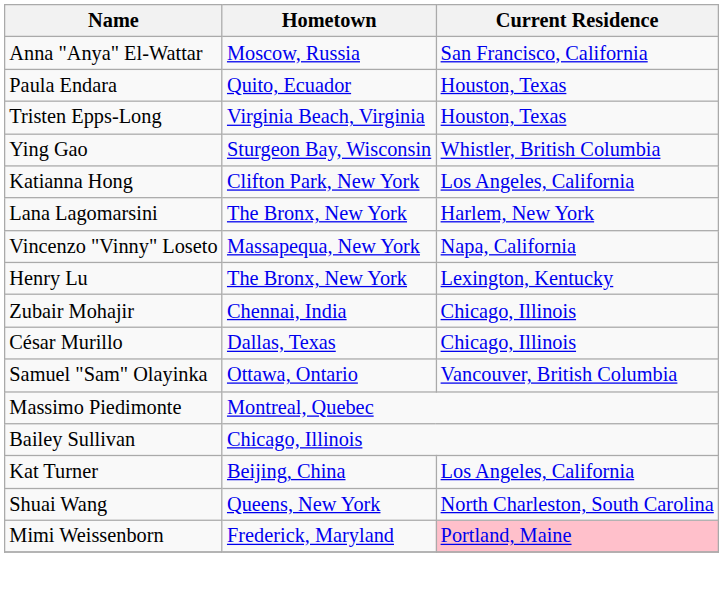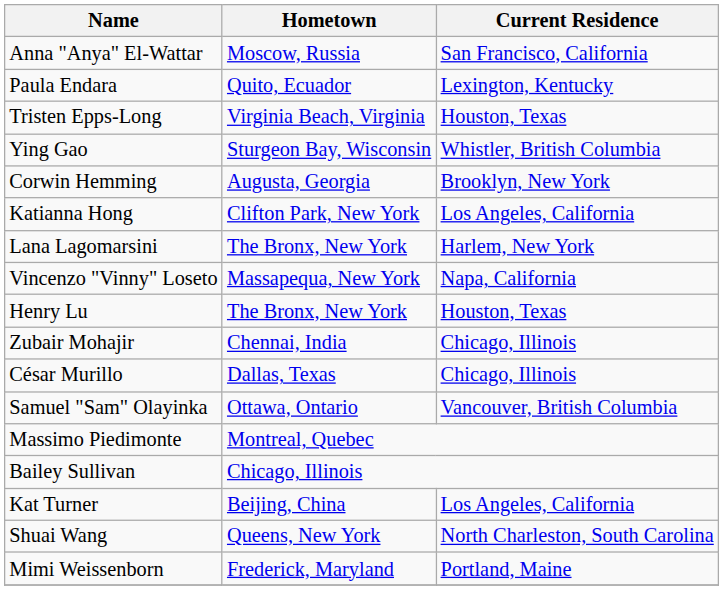(503, 85) Houston, Texas -> (527, 85) Lexington, Kentucky
+ row: (83, 181)
(527, 278) Lexington, Kentucky -> (503, 310) Houston, Texas
(506, 536) pink background -> (506, 568) no background
